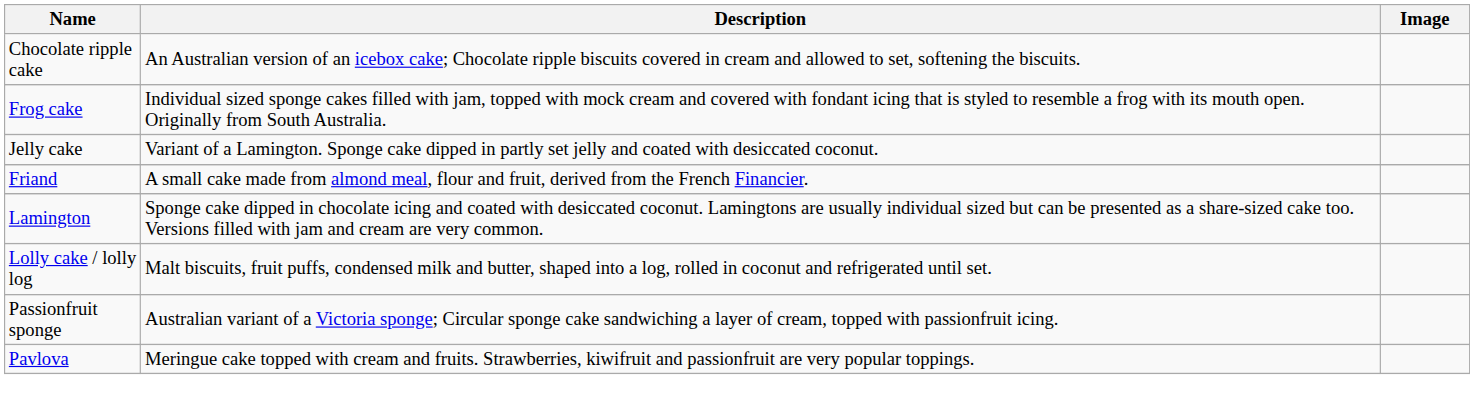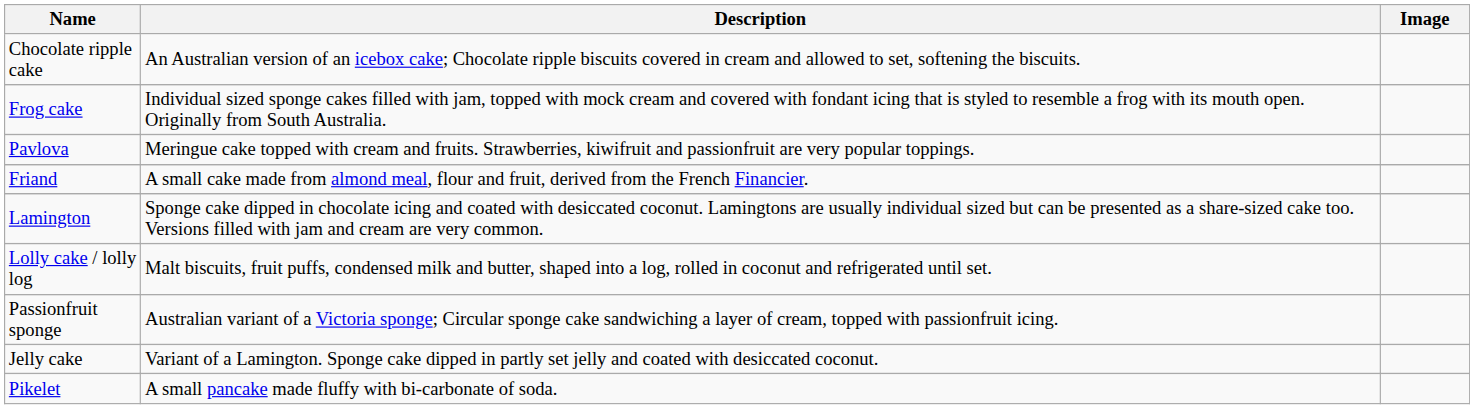rows swapped: (46, 149) <-> (39, 359)
+ row: (35, 388)
